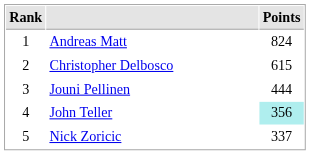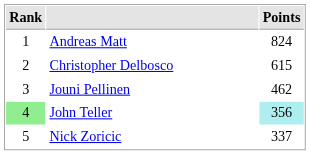(282, 89) 444 -> (282, 89) 462
(26, 113) no background -> (26, 113) lightgreen background
